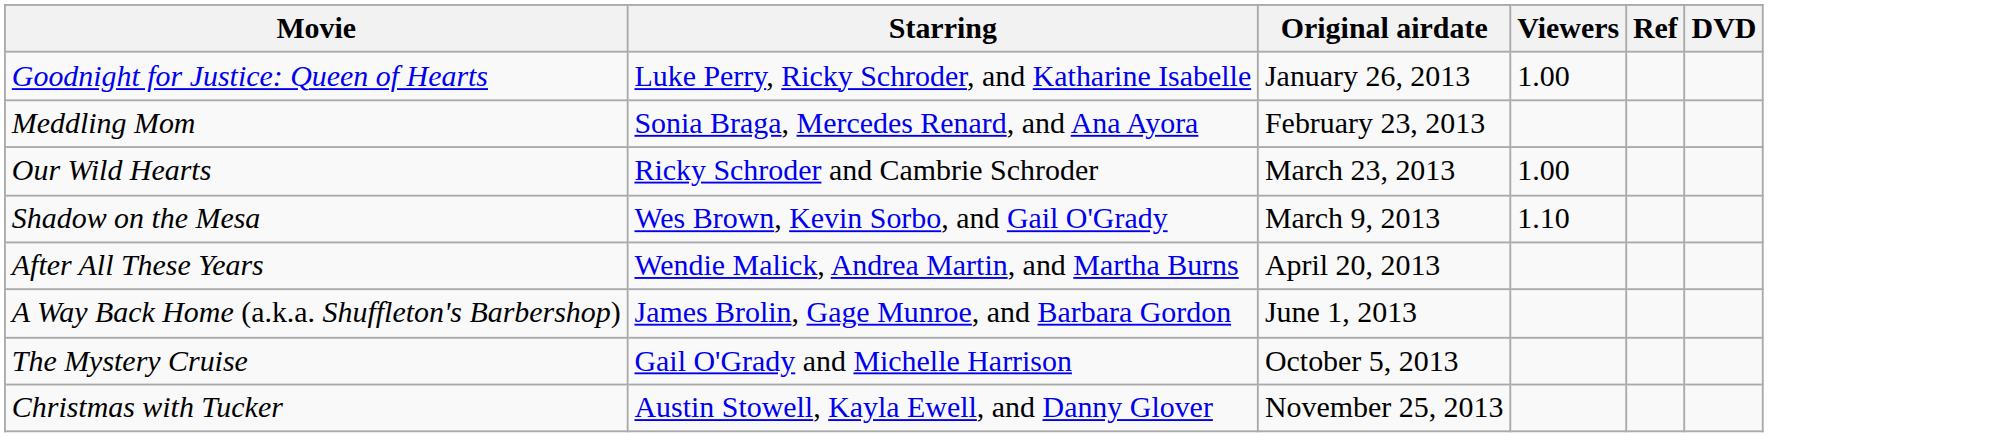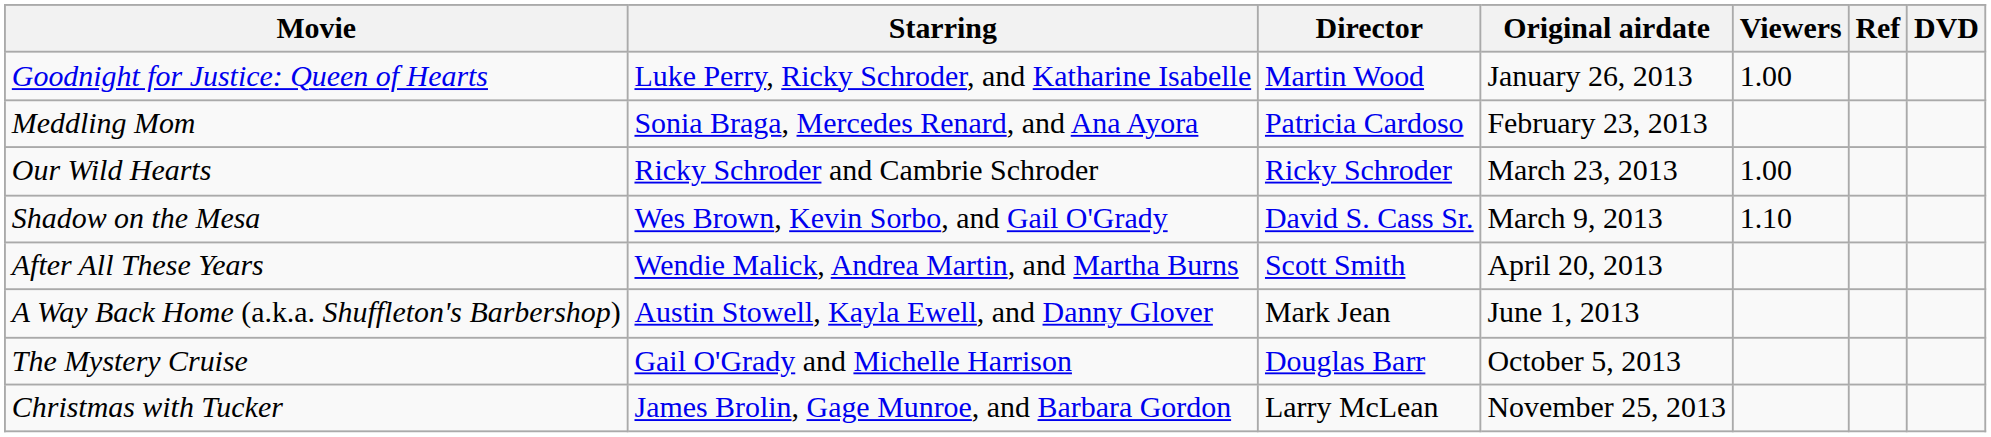+ column: (1369, 28)
(933, 312) James Brolin, Gage Munroe, and Barbara Gordon -> (924, 312) Austin Stowell, Kayla Ewell, and Danny Glover
(924, 407) Austin Stowell, Kayla Ewell, and Danny Glover -> (933, 407) James Brolin, Gage Munroe, and Barbara Gordon
